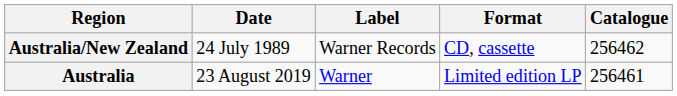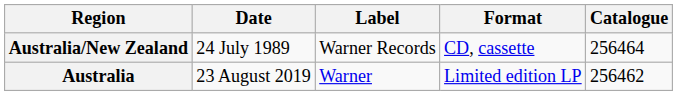(617, 47) 256462 -> (617, 47) 256464
(617, 76) 256461 -> (617, 76) 256462
